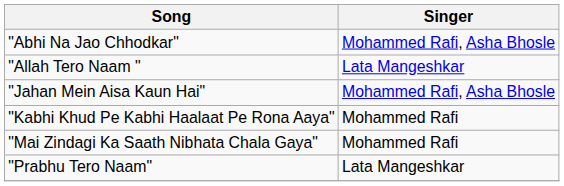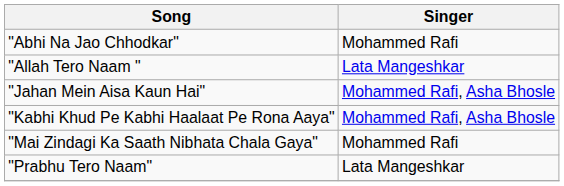(449, 42) Mohammed Rafi, Asha Bhosle -> (400, 42) Mohammed Rafi
(400, 117) Mohammed Rafi -> (449, 117) Mohammed Rafi, Asha Bhosle
